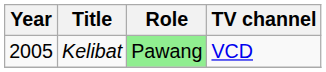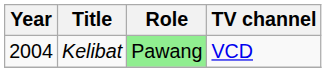(31, 51) 2005 -> (31, 51) 2004
